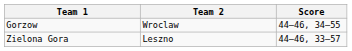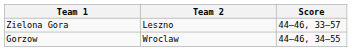rows swapped: (37, 39) <-> (22, 25)
